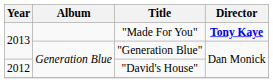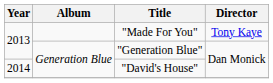(237, 31) bold -> (237, 31) normal
(19, 68) 2012 -> (19, 68) 2014
